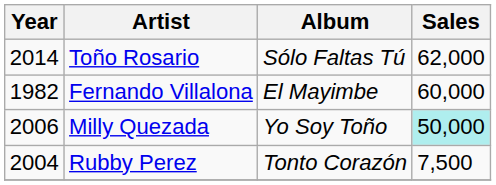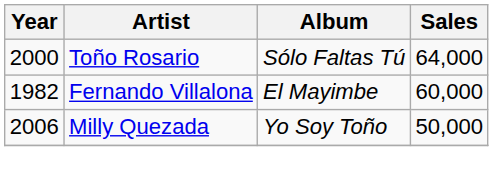(34, 57) 2014 -> (34, 57) 2000
(451, 57) 62,000 -> (449, 57) 64,000
(451, 127) paleturquoise background -> (449, 127) no background
- row: (133, 162)
